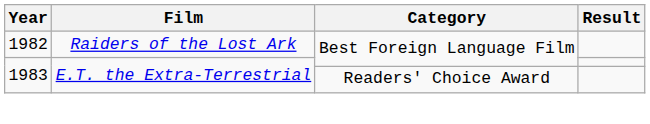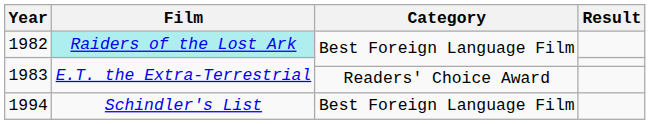(183, 45) no background -> (183, 45) paleturquoise background
+ row: (28, 106)
